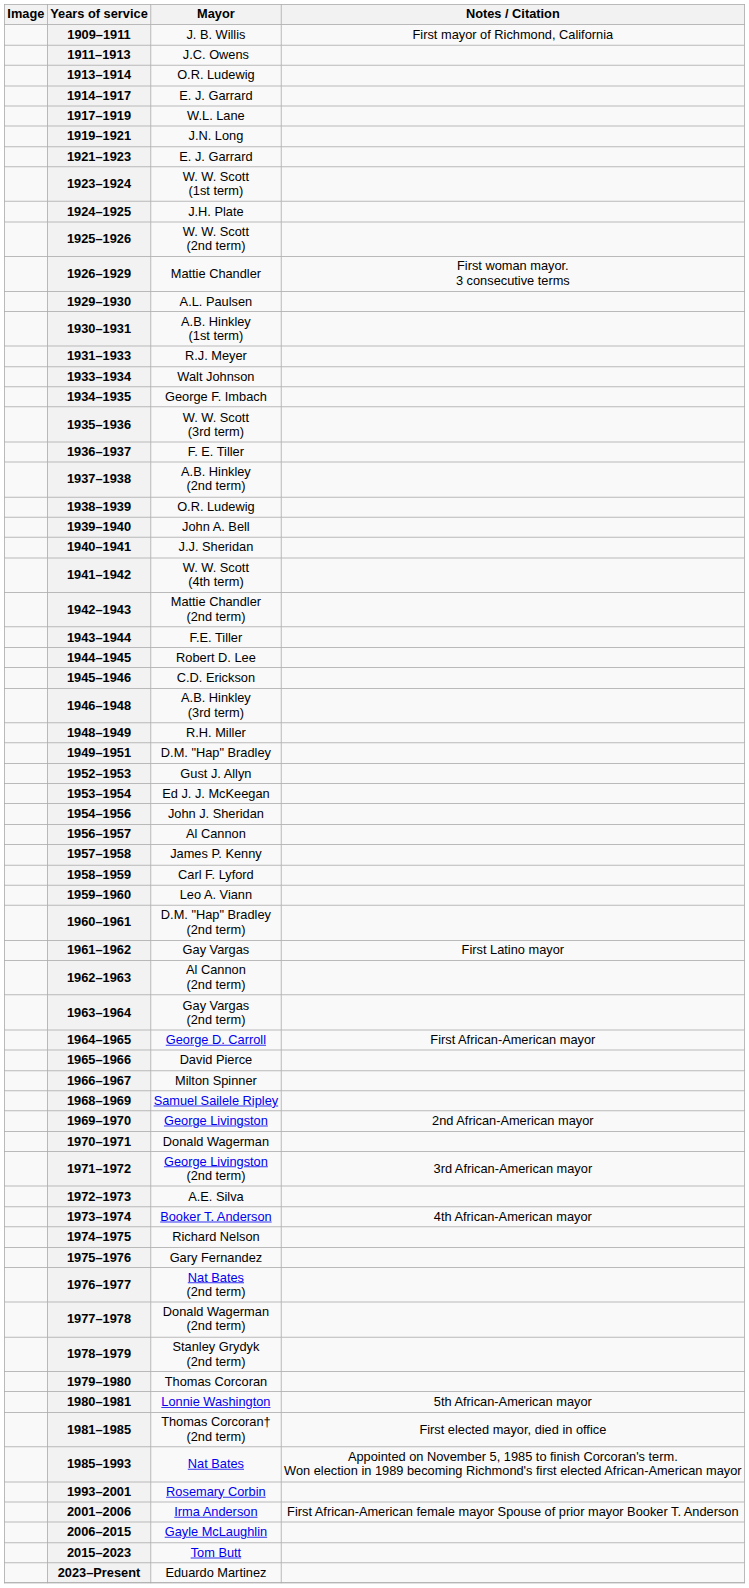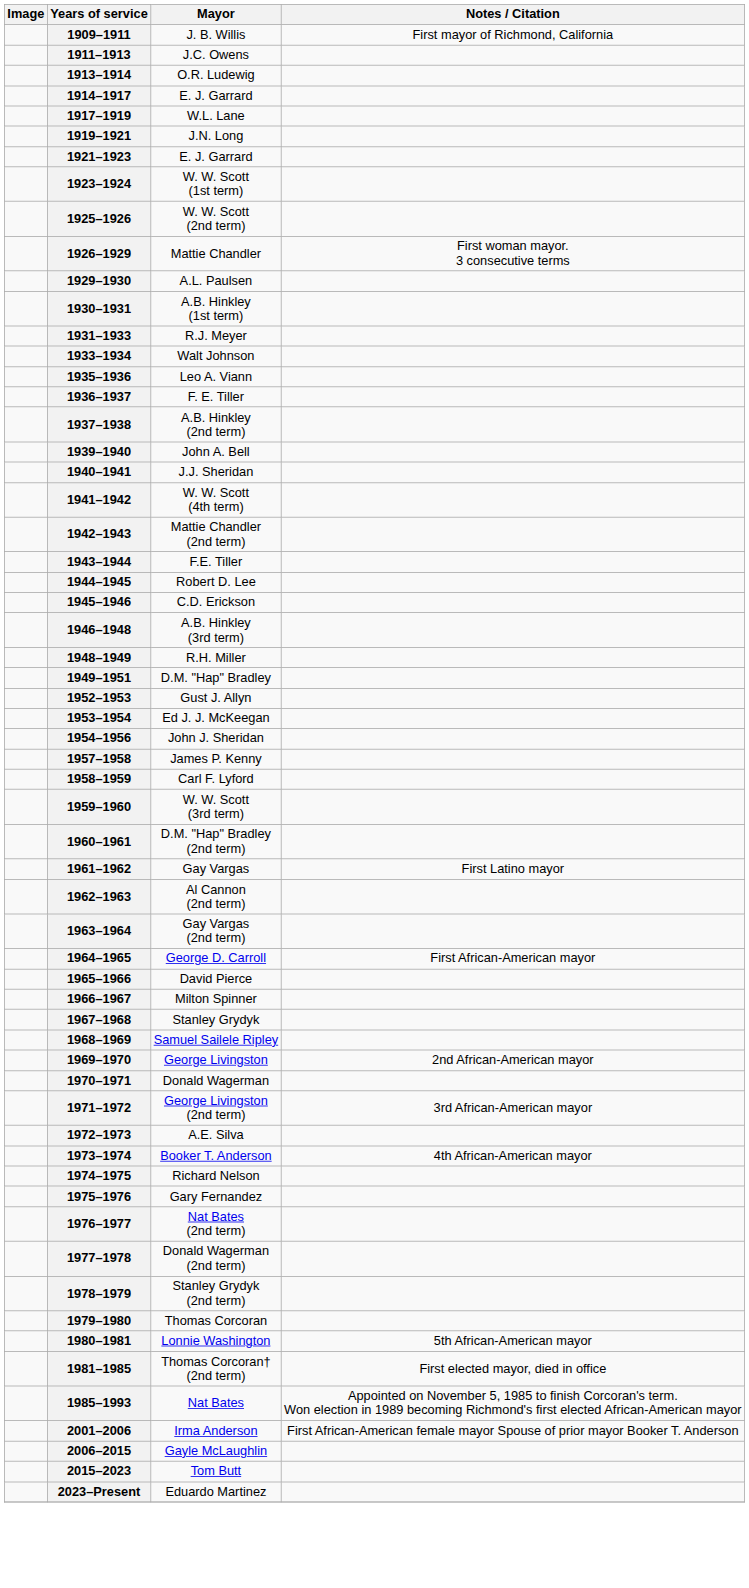- row: (99, 211)
- row: (99, 397)
(216, 424) W. W. Scott (3rd term) -> (216, 376) Leo A. Viann
- row: (99, 507)
- row: (99, 834)
(216, 895) Leo A. Viann -> (216, 806) W. W. Scott (3rd term)
+ row: (99, 1019)
- row: (99, 1491)
